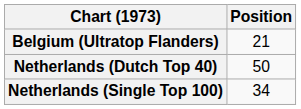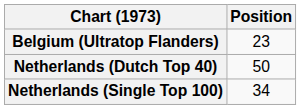(261, 41) 21 -> (261, 41) 23
